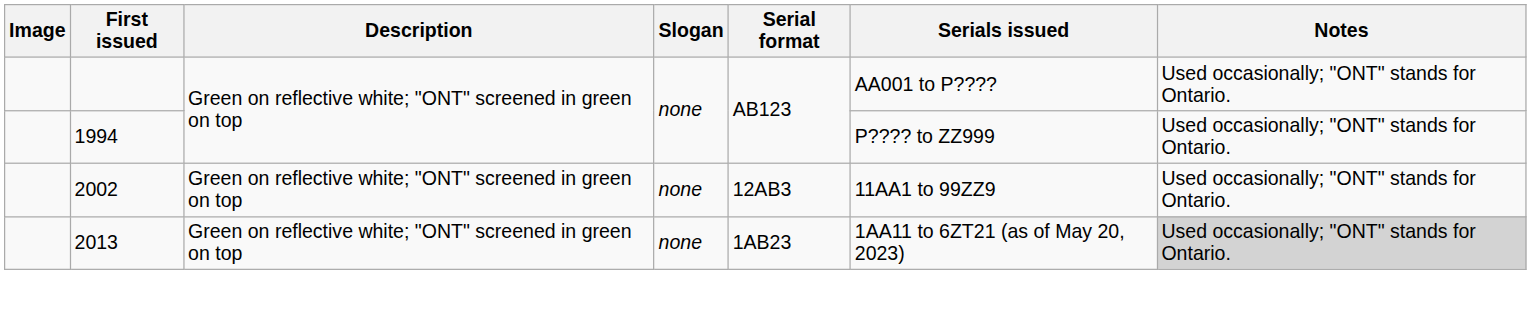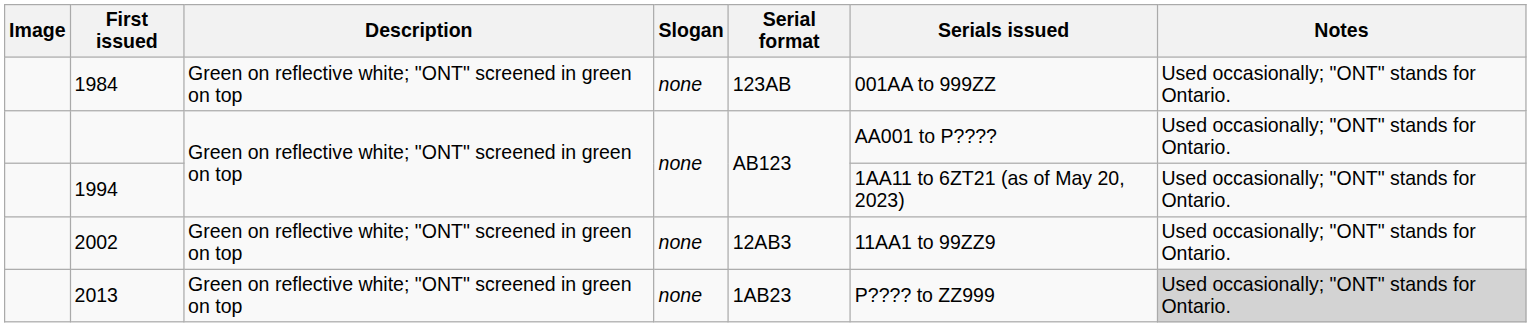+ row: (96, 83)
(925, 136) P???? to ZZ999 -> (990, 189) 1AA11 to 6ZT21 (as of May 20, 2023)
(990, 242) 1AA11 to 6ZT21 (as of May 20, 2023) -> (925, 295) P???? to ZZ999
